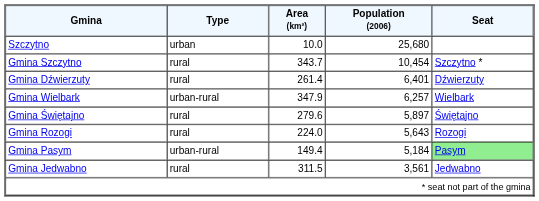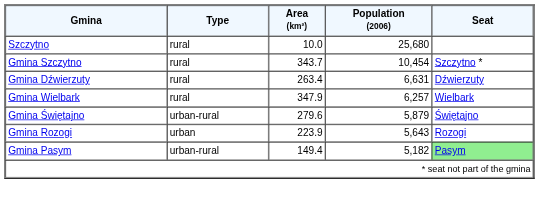(183, 44) urban -> (180, 44) rural
(310, 80) 261.4 -> (310, 80) 263.4
(417, 80) 6,401 -> (417, 80) 6,631
(194, 97) urban-rural -> (180, 97) rural
(180, 115) rural -> (194, 115) urban-rural
(417, 115) 5,897 -> (417, 115) 5,879
(180, 133) rural -> (183, 133) urban
(310, 133) 224.0 -> (310, 133) 223.9
(417, 150) 5,184 -> (417, 150) 5,182
- row: (47, 168)
